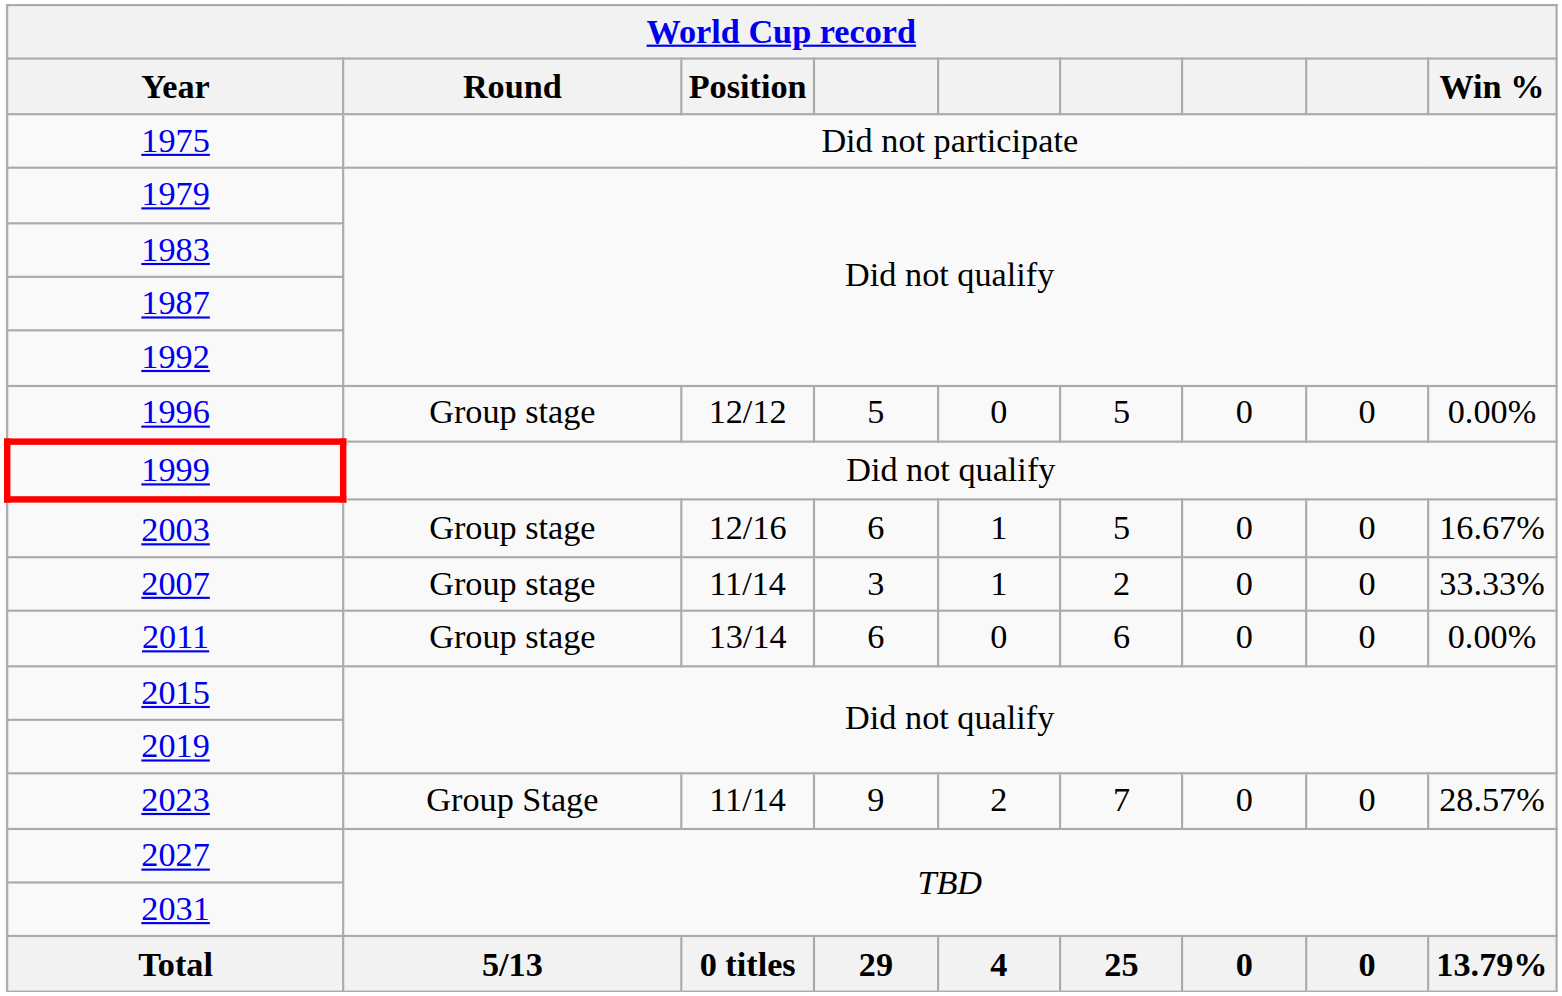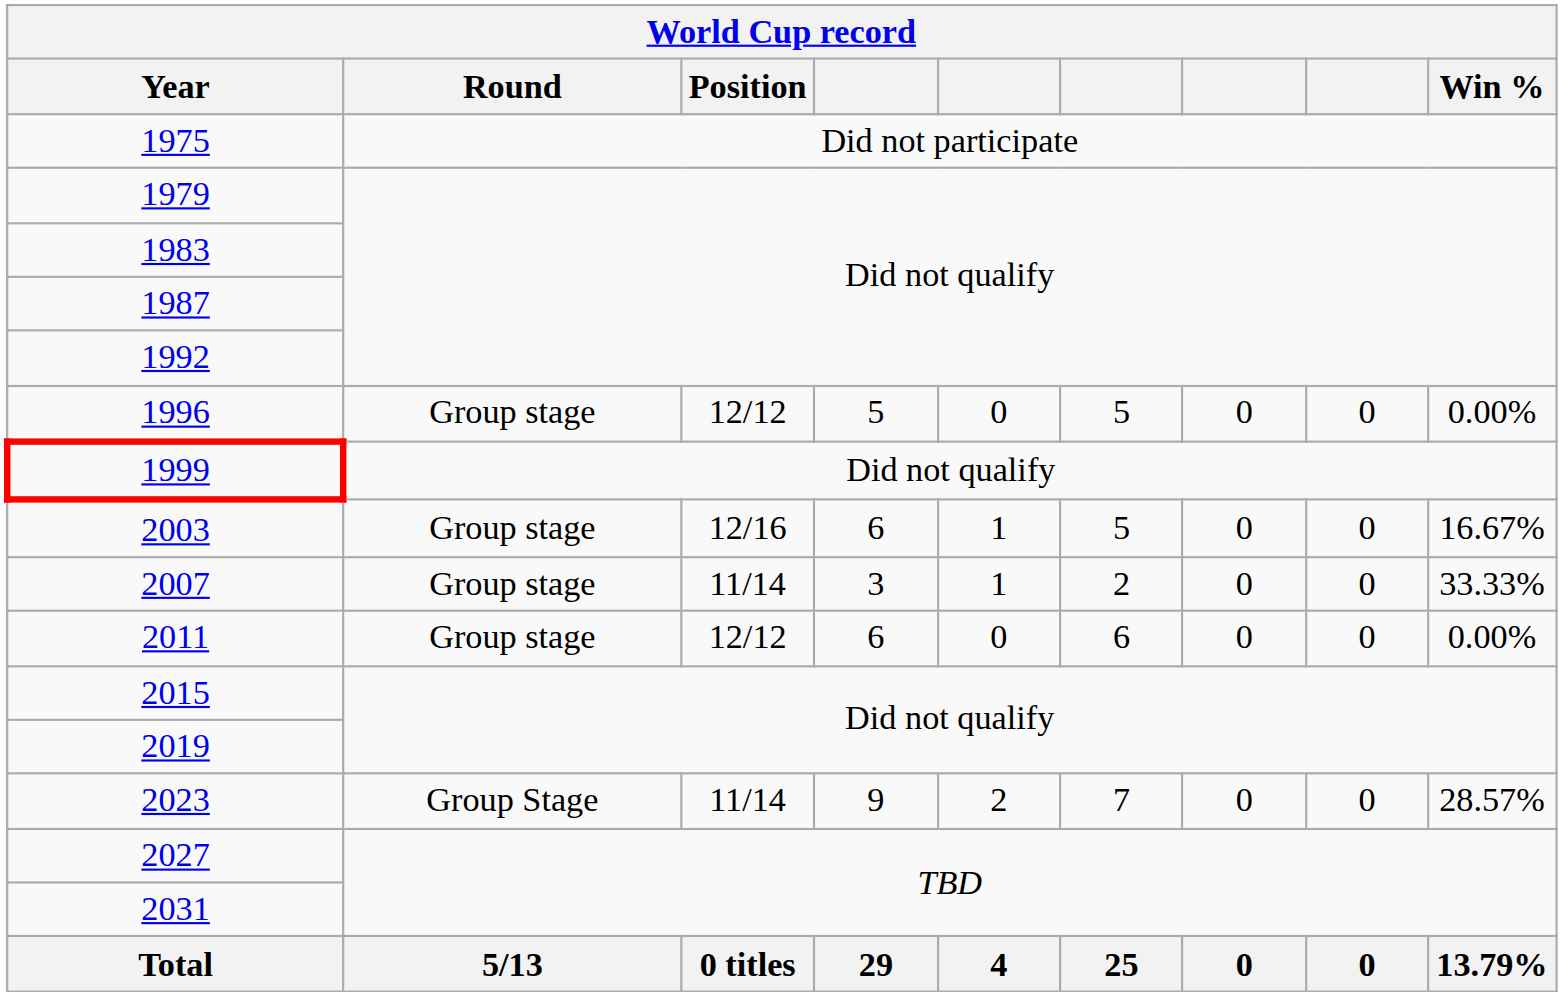(748, 637) 13/14 -> (748, 637) 12/12
